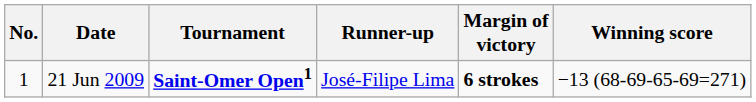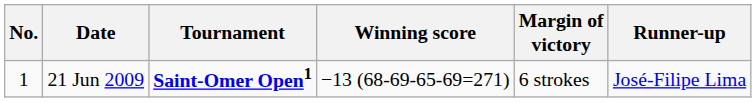columns swapped: (652, 32) <-> (388, 32)
(501, 78) bold -> (554, 78) normal
